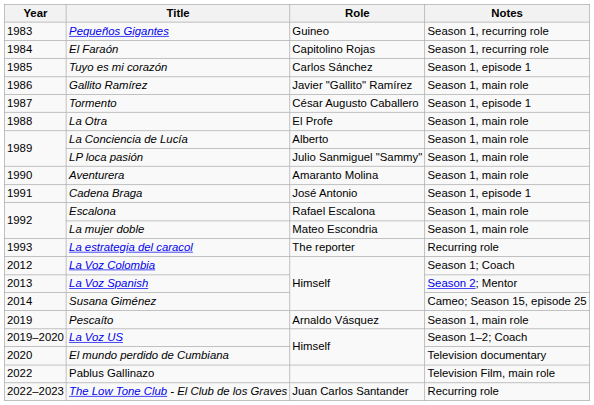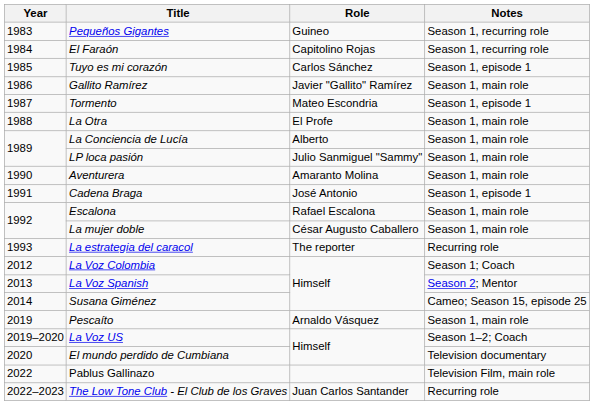(356, 103) César Augusto Caballero -> (335, 103) Mateo Escondria
(335, 229) Mateo Escondria -> (356, 229) César Augusto Caballero
